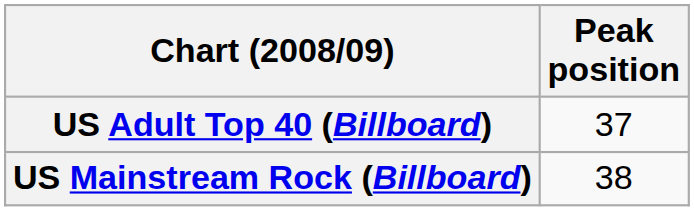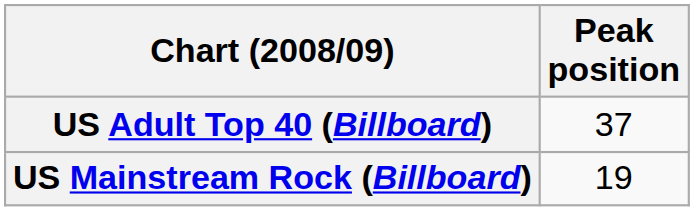(614, 177) 38 -> (614, 177) 19
